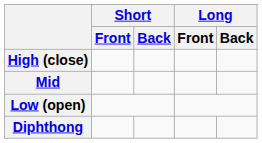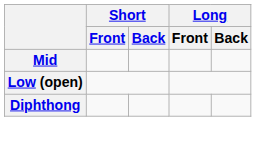- row: (48, 60)
